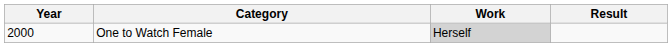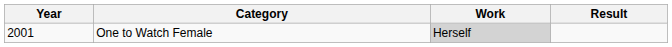(20, 33) 2000 -> (20, 33) 2001
